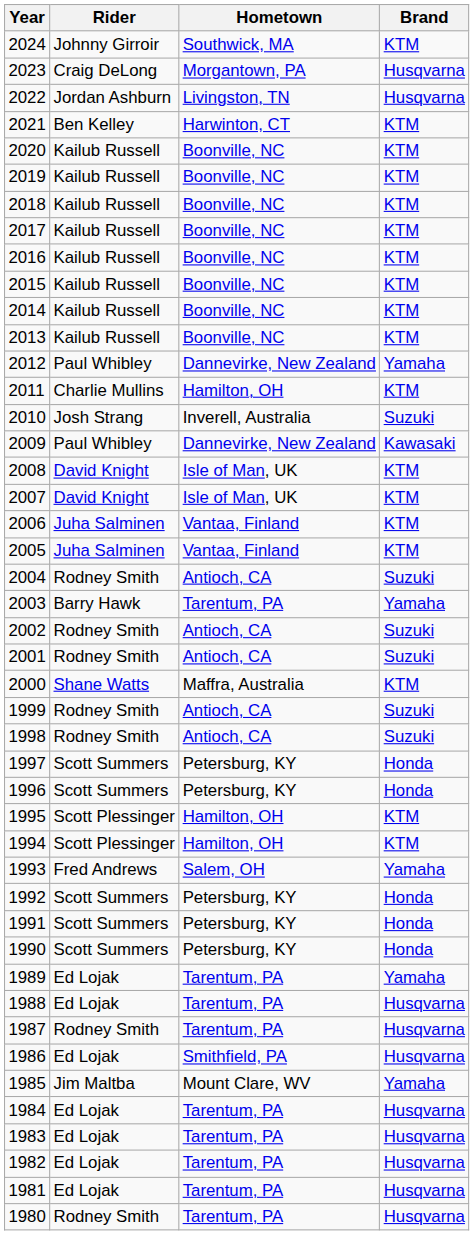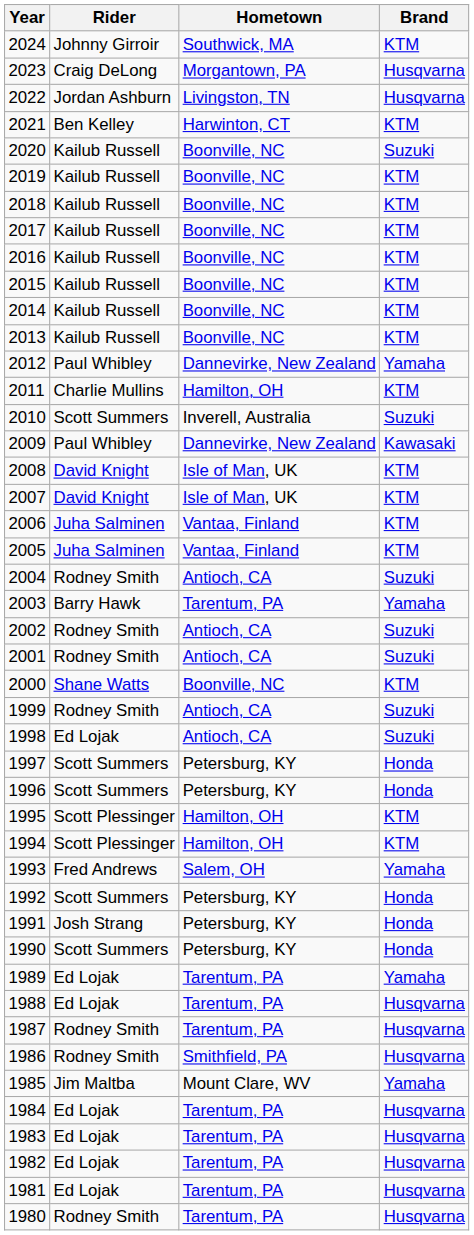(401, 151) KTM -> (409, 151) Suzuki
(98, 417) Josh Strang -> (111, 417) Scott Summers
(243, 683) Maffra, Australia -> (234, 683) Boonville, NC
(106, 737) Rodney Smith -> (86, 737) Ed Lojak
(111, 923) Scott Summers -> (98, 923) Josh Strang
(86, 1056) Ed Lojak -> (106, 1056) Rodney Smith
